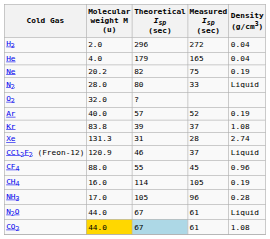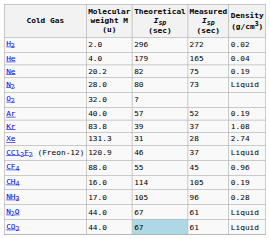(240, 45) 0.04 -> (240, 45) 0.02
(194, 85) 33 -> (194, 85) 73
(98, 227) gold background -> (98, 227) no background
(240, 227) 1.08 -> (245, 227) Liquid
